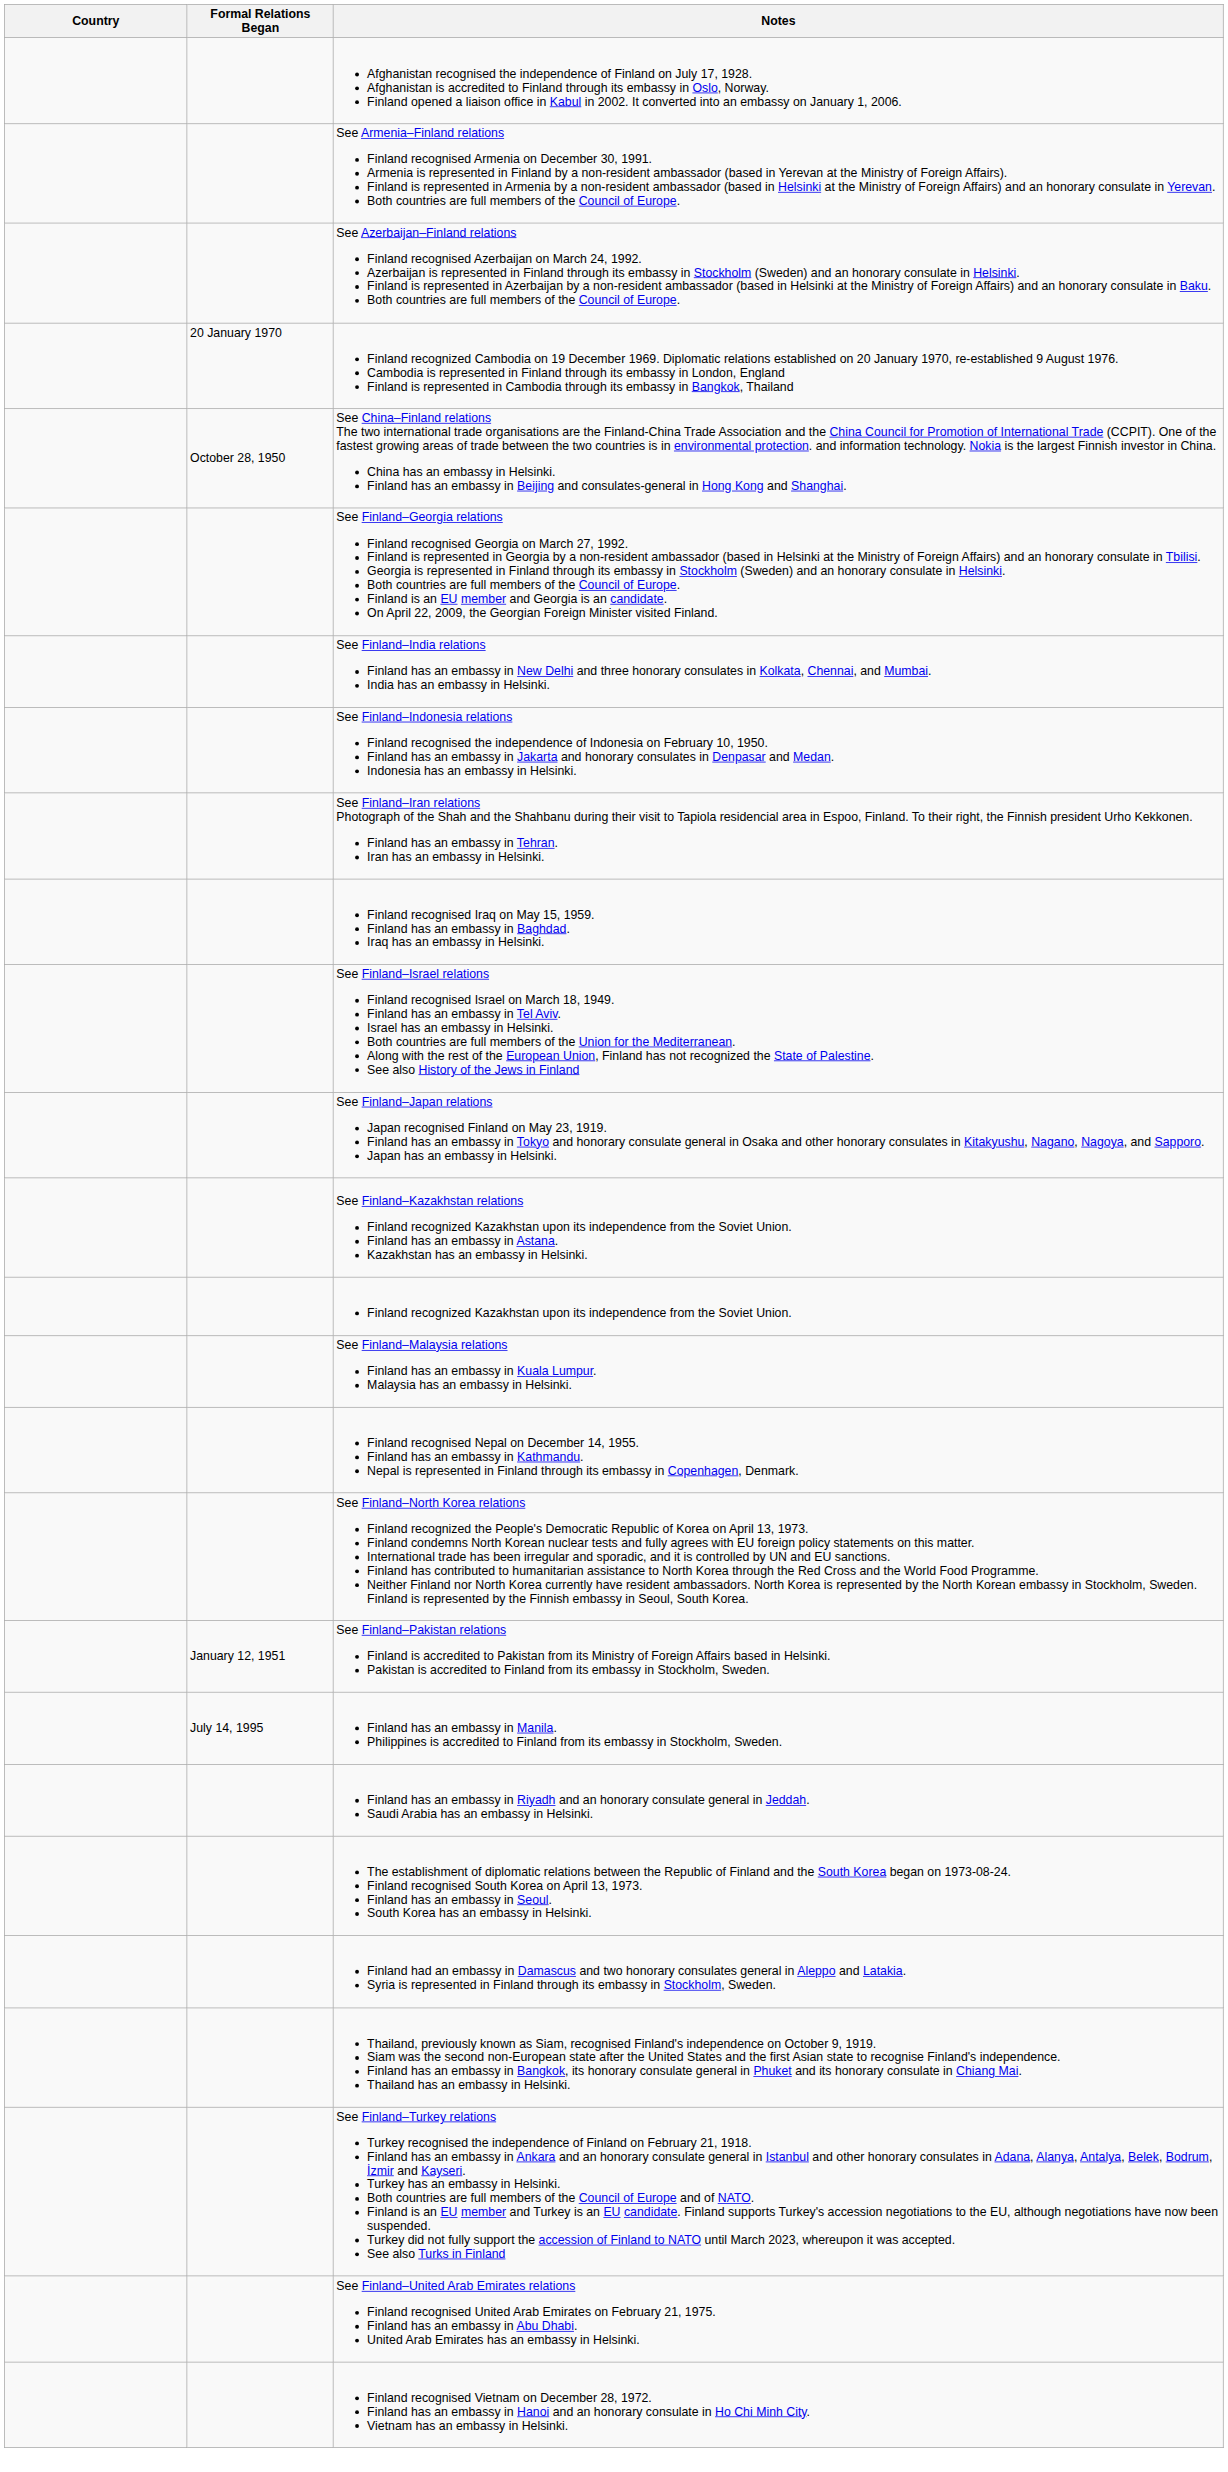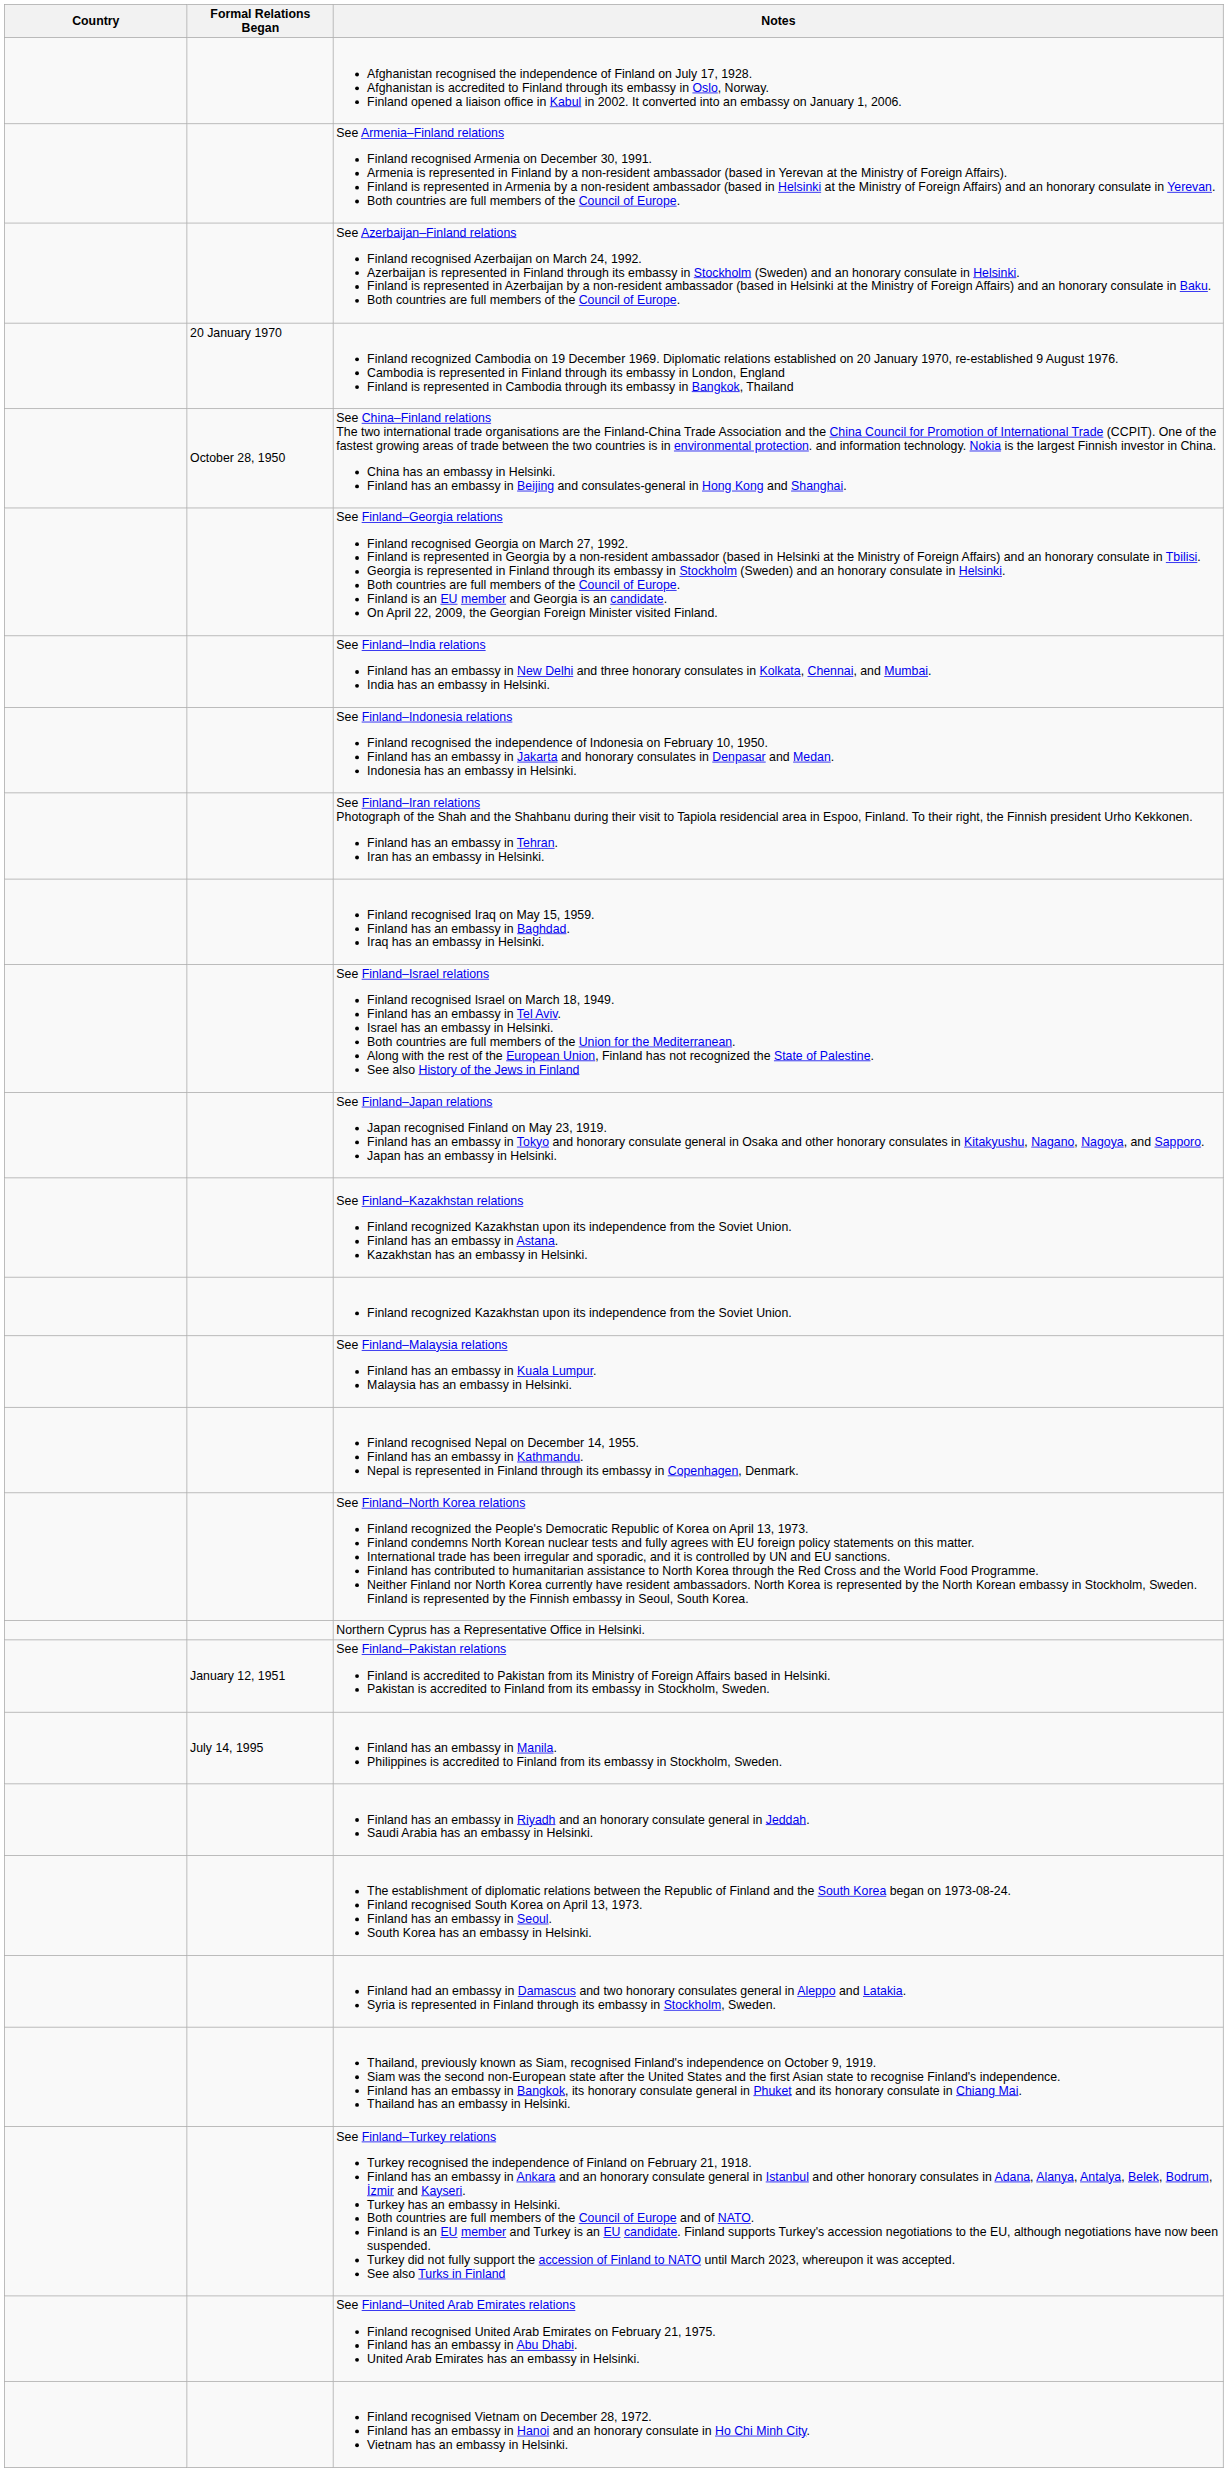+ row: (491, 1630)
